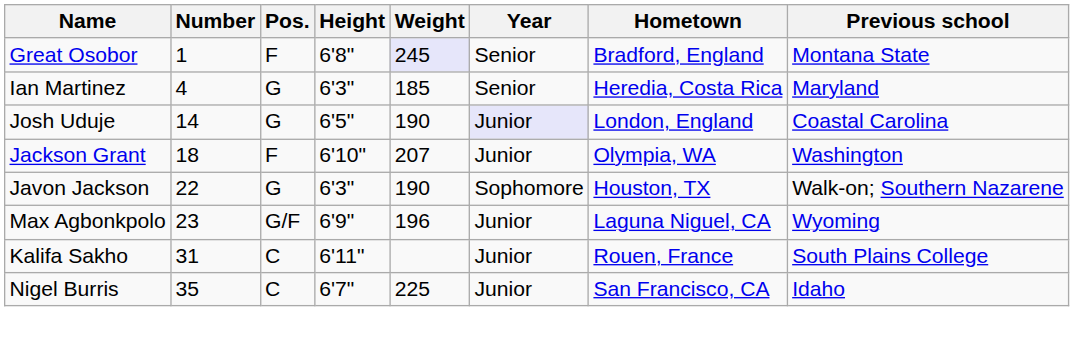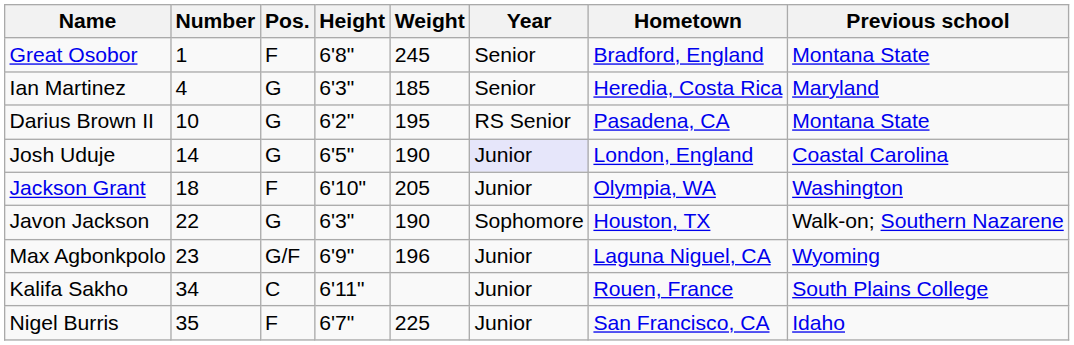(412, 54) lavender background -> (412, 54) no background
+ row: (82, 121)
(412, 155) 207 -> (412, 188) 205
(187, 255) 31 -> (187, 289) 34
(273, 289) C -> (271, 322) F
